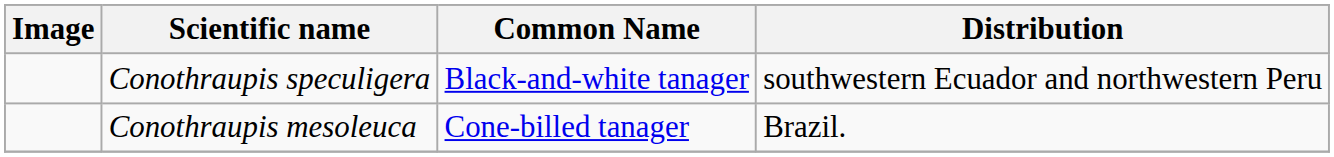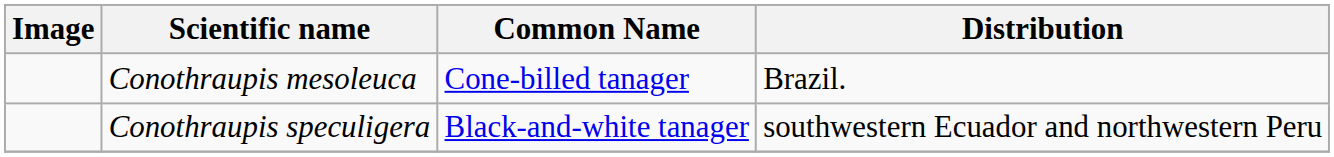rows swapped: (269, 77) <-> (263, 126)
